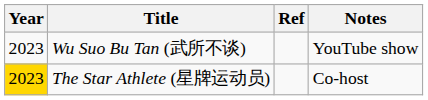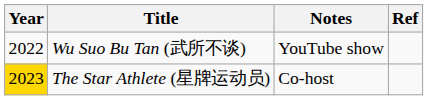columns swapped: (366, 18) <-> (291, 18)
(26, 48) 2023 -> (26, 48) 2022
